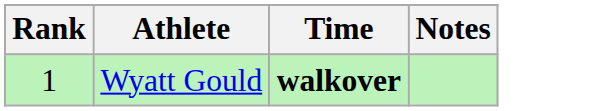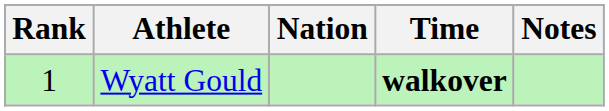+ column: (322, 29)
